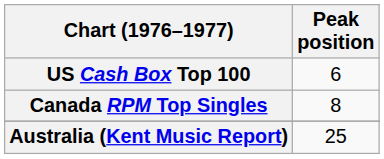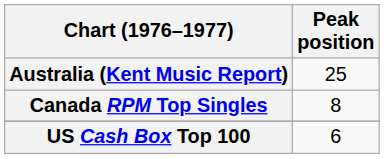rows swapped: (149, 136) <-> (149, 74)
